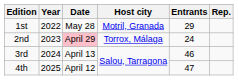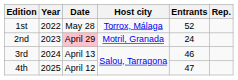(133, 26) Motril, Granada -> (133, 26) Torrox, Málaga
(189, 26) 29 -> (189, 26) 52
(133, 40) Torrox, Málaga -> (133, 40) Motril, Granada
